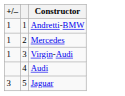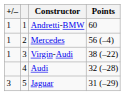+ column: (103, 11)
